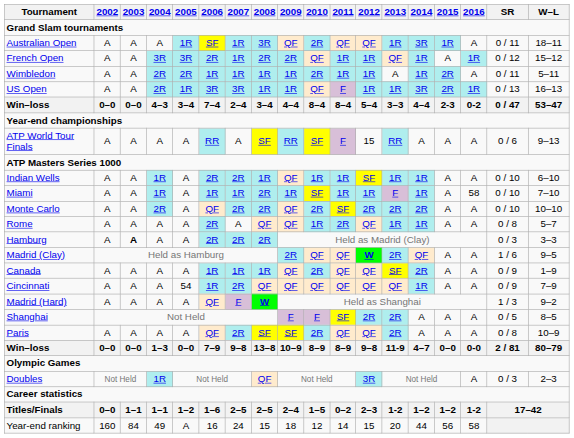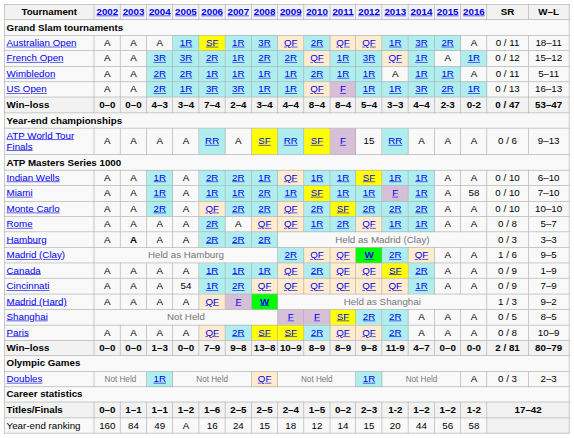(448, 43) 1R -> (448, 43) 2R
(369, 58) 1R -> (369, 58) 3R
(448, 74) 2R -> (448, 74) 1R
(369, 379) 3R -> (369, 379) 1R
